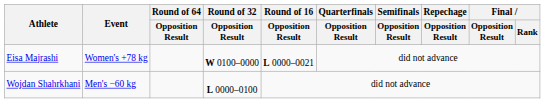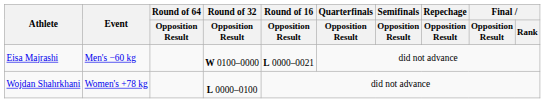(116, 58) Women's +78 kg -> (110, 58) Men's −60 kg
(110, 85) Men's −60 kg -> (116, 85) Women's +78 kg
